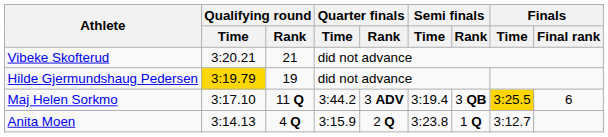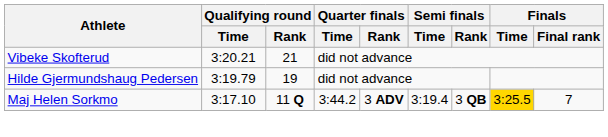(233, 79) gold background -> (233, 79) no background
(569, 100) 6 -> (569, 100) 7
- row: (41, 121)
